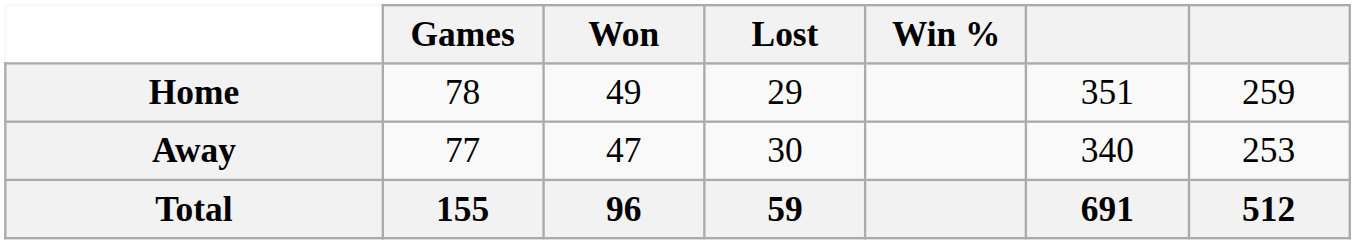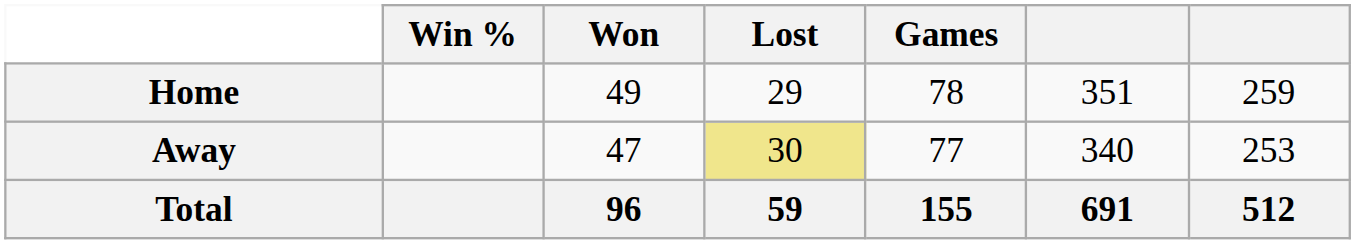columns swapped: (463, 33) <-> (946, 33)
(785, 150) no background -> (785, 150) khaki background
